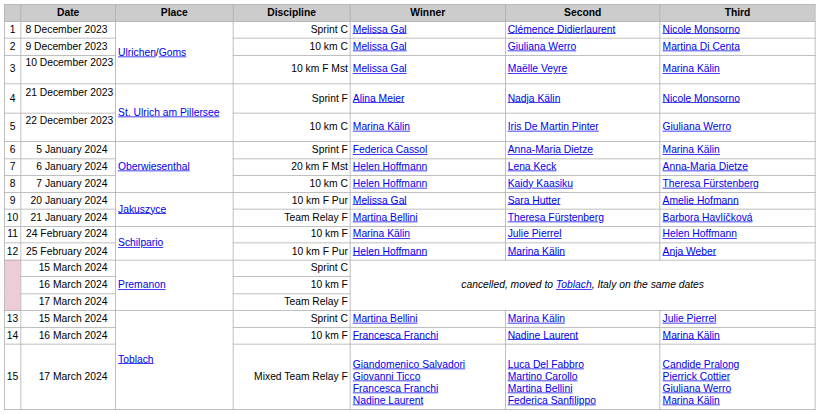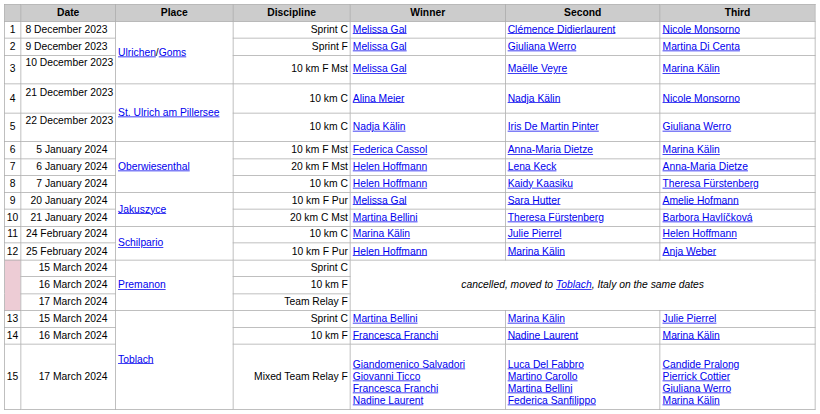(329, 46) 10 km C -> (330, 46) Sprint F
(330, 98) Sprint F -> (329, 98) 10 km C
(381, 127) Marina Kälin -> (379, 127) Nadja Kälin
(330, 149) Sprint F -> (320, 149) 10 km F Mst
(316, 217) Team Relay F -> (319, 217) 20 km C Mst
(329, 234) 10 km F -> (329, 234) 10 km C
